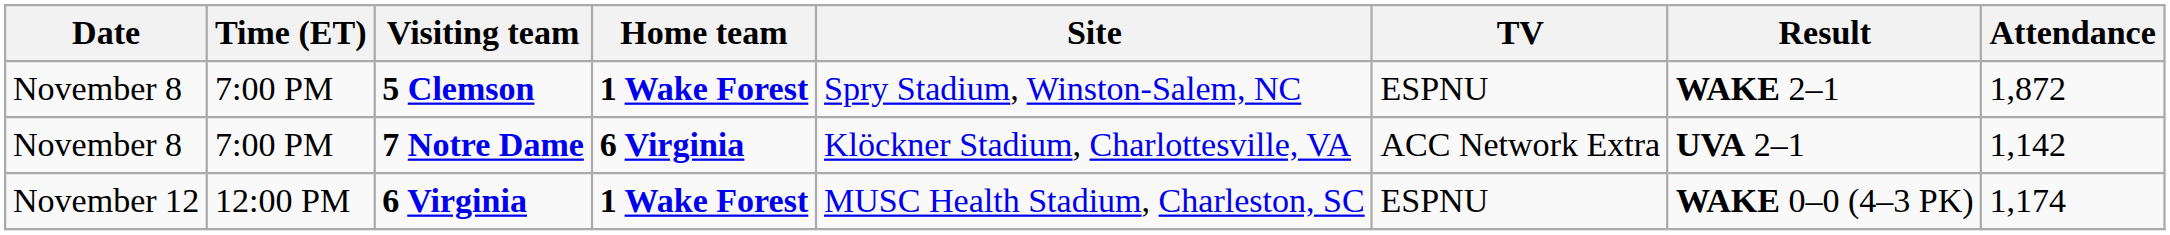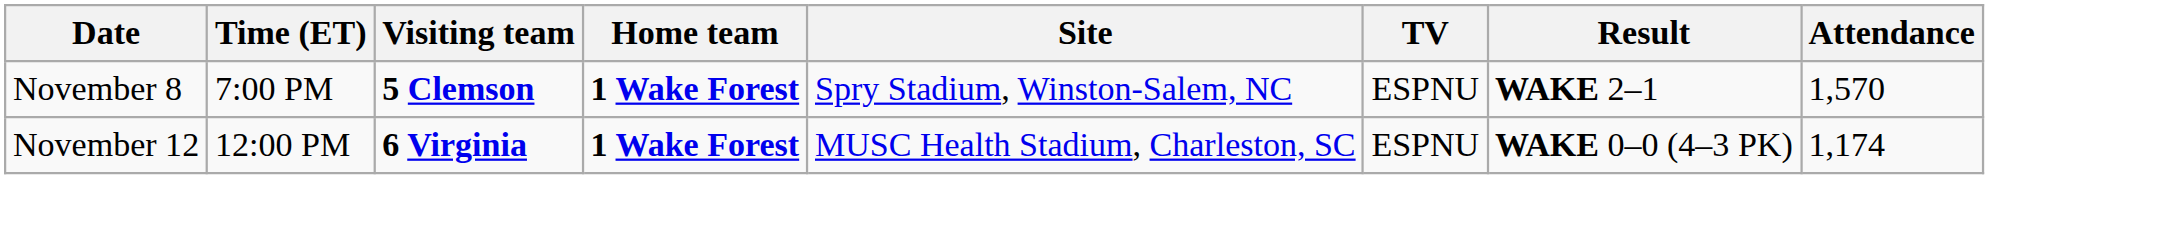(2028, 88) 1,872 -> (1847, 88) 1,570
- row: (483, 145)
